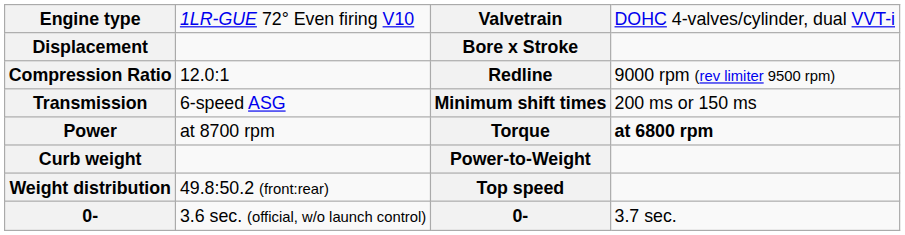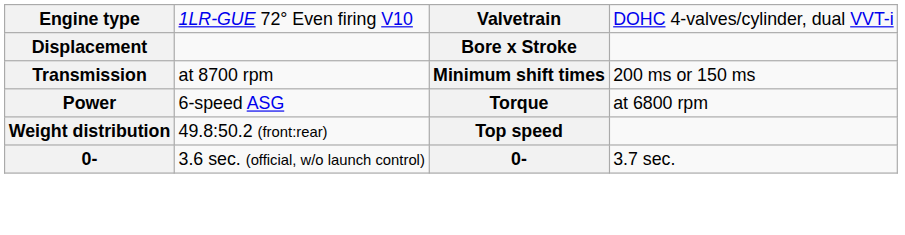- row: (90, 75)
(233, 103) 6-speed ASG -> (226, 75) at 8700 rpm
(227, 131) at 8700 rpm -> (231, 103) 6-speed ASG
(664, 131) bold -> (661, 103) normal
- row: (90, 160)
